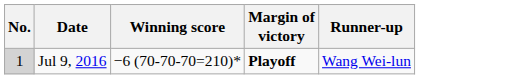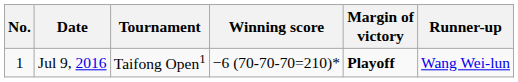+ column: (160, 26)
(20, 61) lightgrey background -> (20, 62) no background
